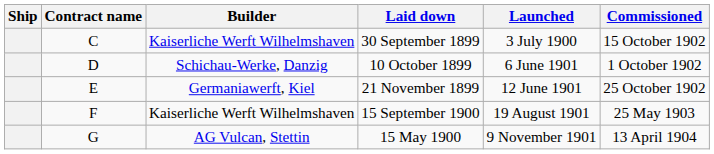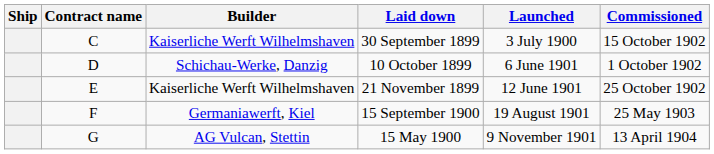(252, 88) Germaniawerft, Kiel -> (252, 88) Kaiserliche Werft Wilhelmshaven
(252, 112) Kaiserliche Werft Wilhelmshaven -> (252, 112) Germaniawerft, Kiel
